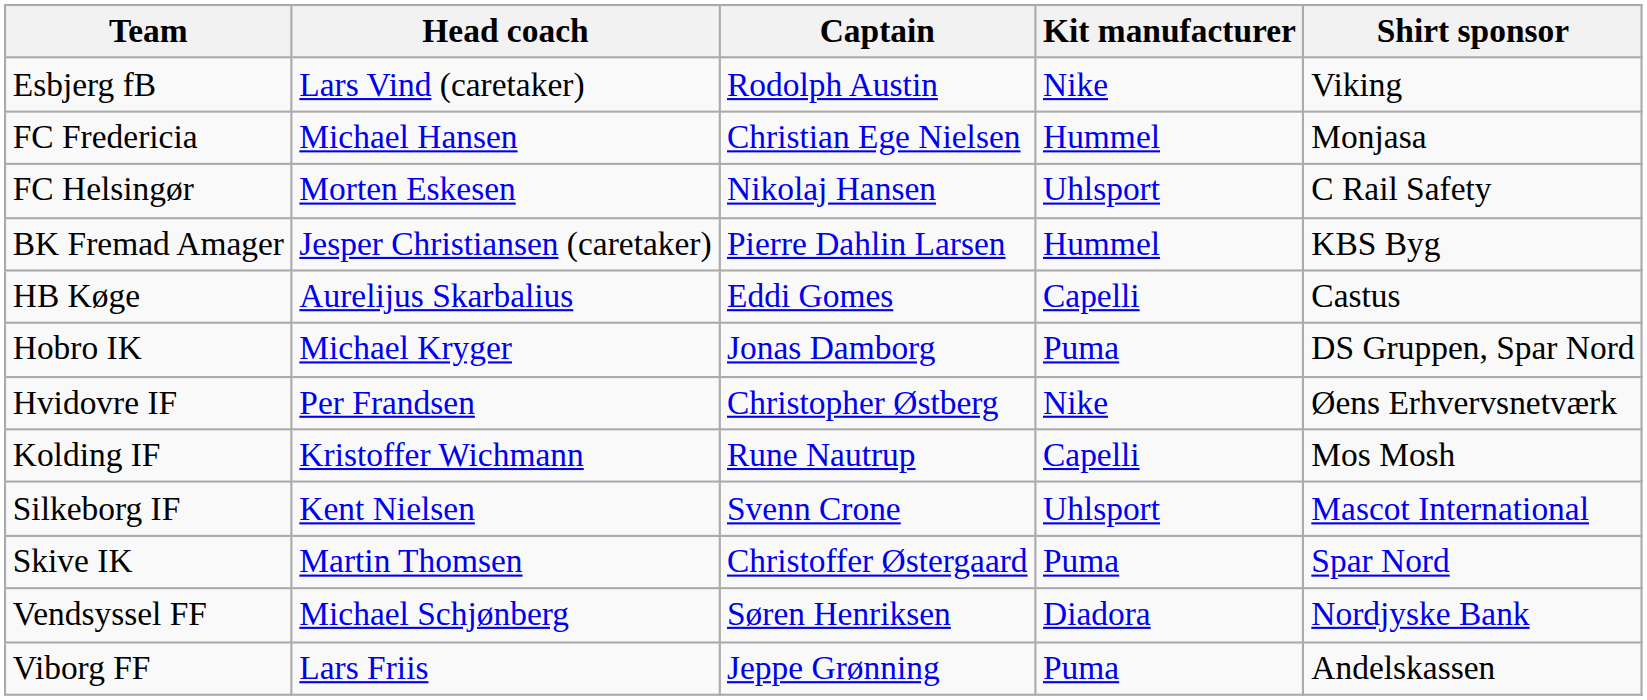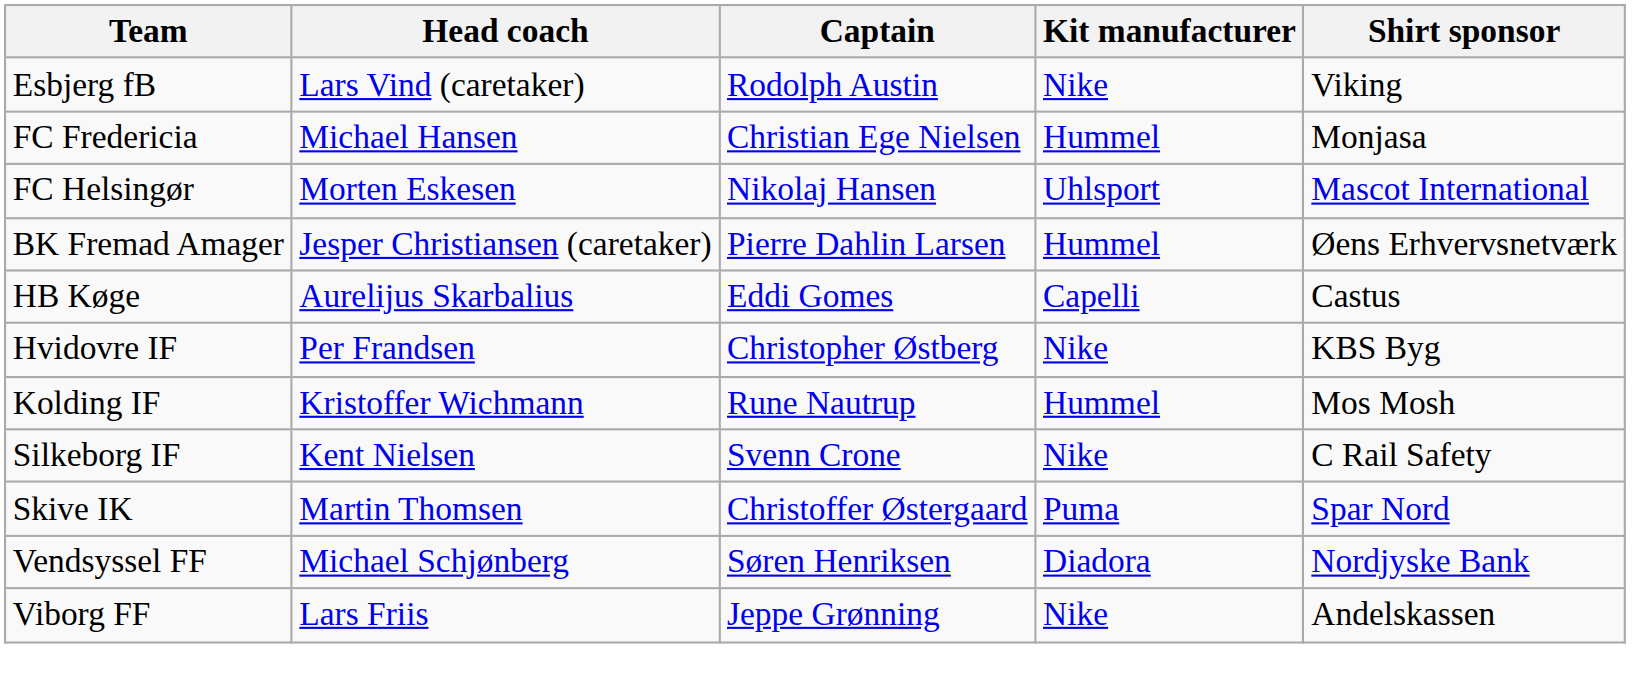(1401, 190) C Rail Safety -> (1450, 190) Mascot International
(1376, 243) KBS Byg -> (1464, 243) Øens Erhvervsnetværk
- row: (77, 349)
(1464, 402) Øens Erhvervsnetværk -> (1376, 349) KBS Byg
(1091, 455) Capelli -> (1102, 402) Hummel
(1102, 508) Uhlsport -> (1076, 455) Nike
(1450, 508) Mascot International -> (1401, 455) C Rail Safety
(1081, 667) Puma -> (1076, 614) Nike
